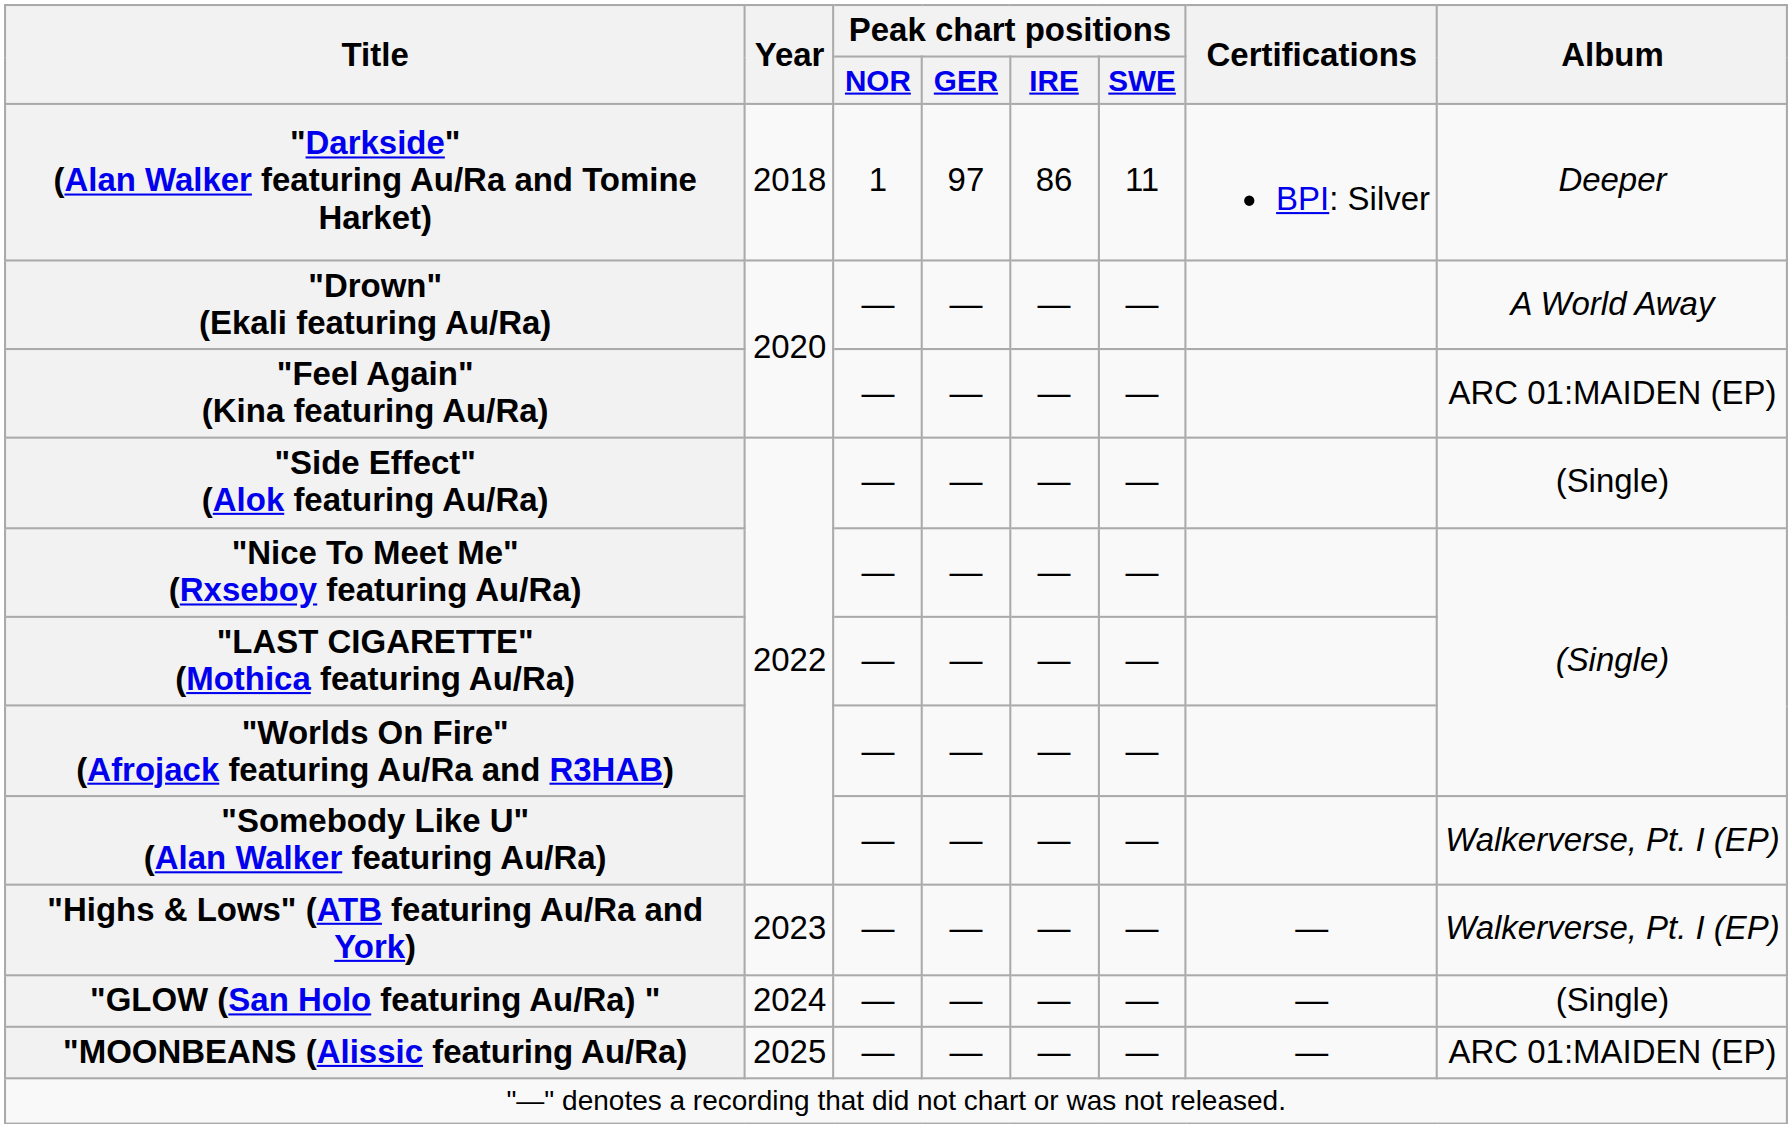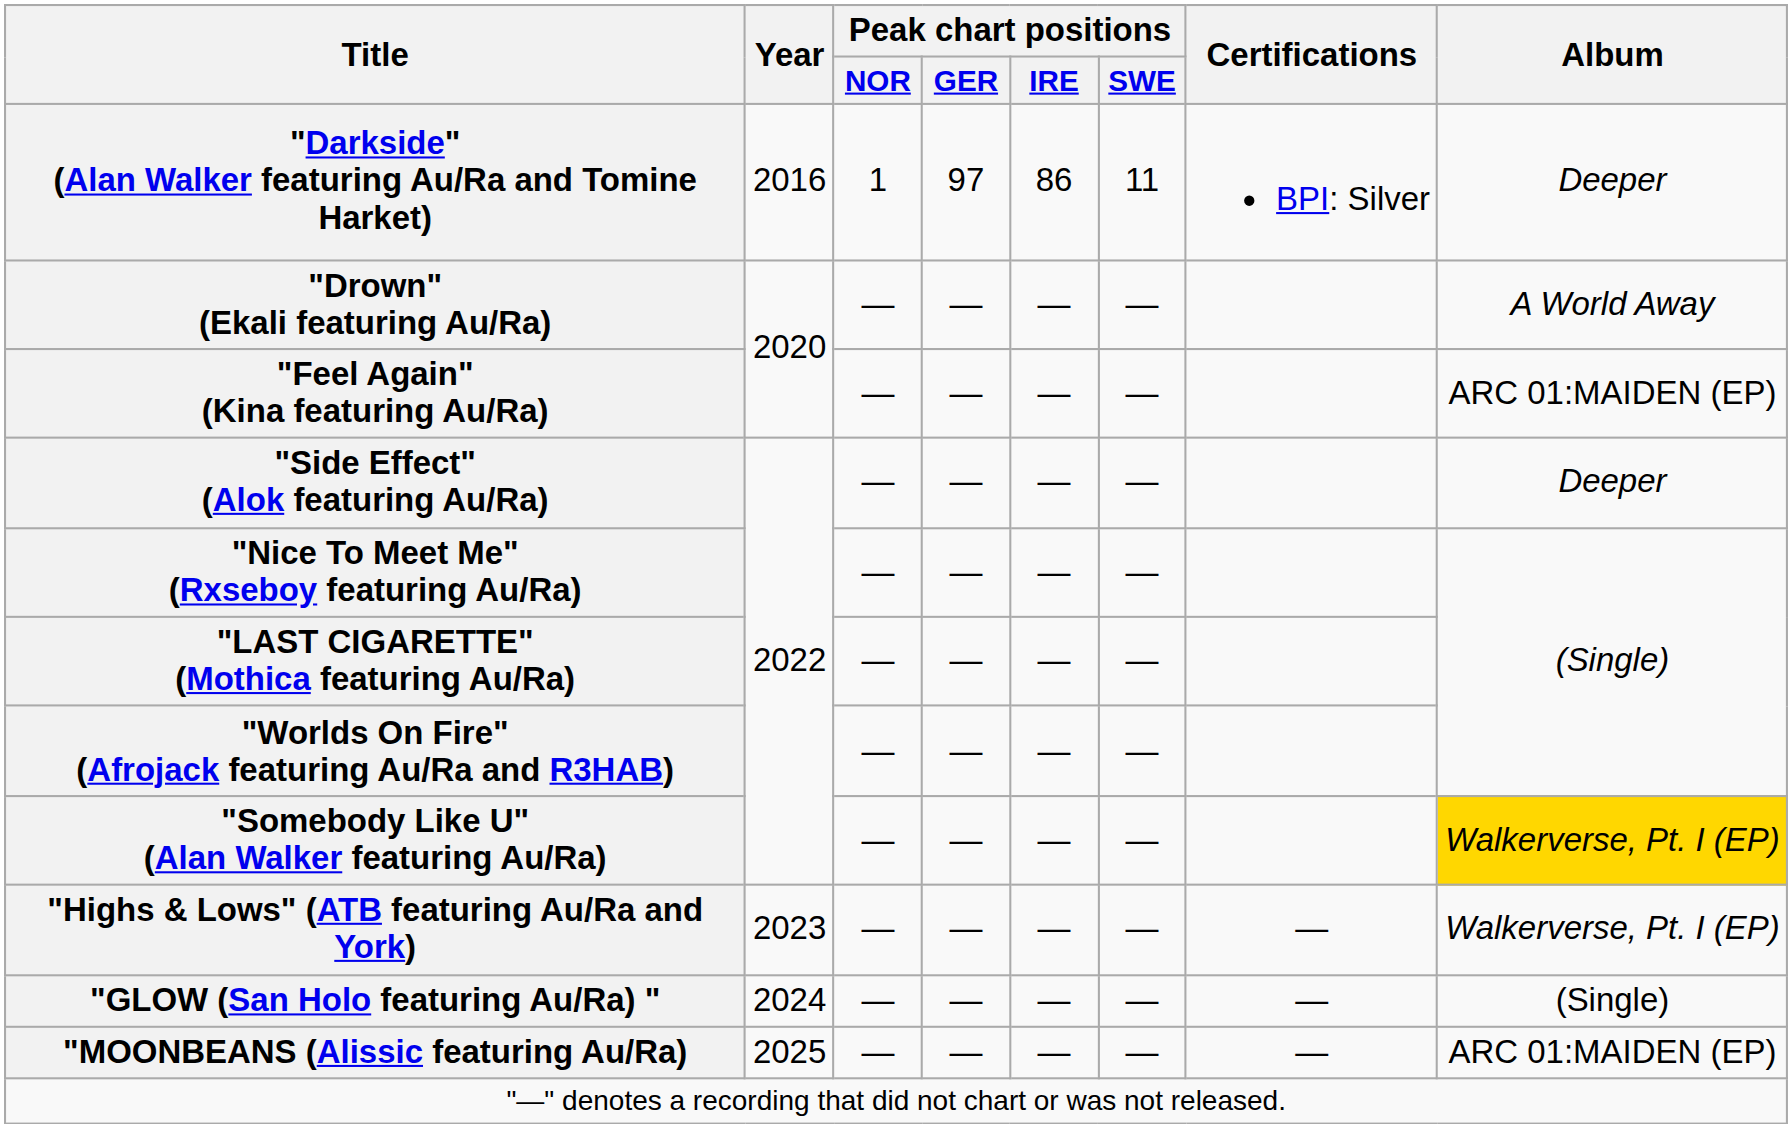(790, 181) 2018 -> (790, 181) 2016
(1612, 482) (Single) -> (1612, 482) Deeper
(1612, 839) no background -> (1612, 839) gold background
